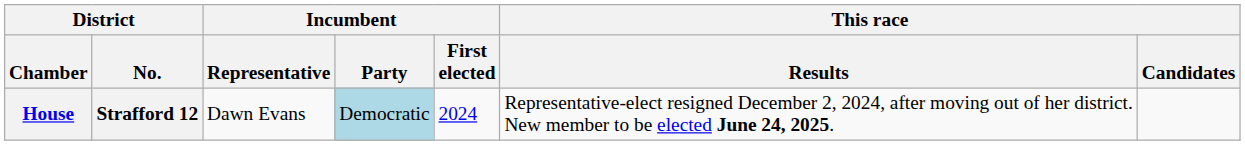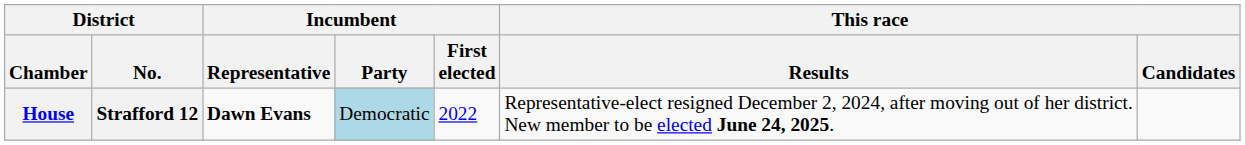(256, 113) normal -> (259, 113) bold
(458, 113) 2024 -> (458, 113) 2022
